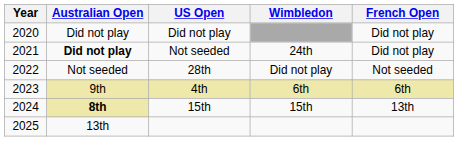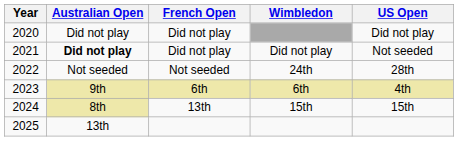columns swapped: (403, 13) <-> (199, 13)
(301, 51) 24th -> (301, 51) Did not play
(301, 70) Did not play -> (301, 70) 24th
(98, 107) bold -> (98, 107) normal
